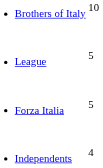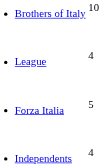(94, 56) 5 -> (94, 56) 4
